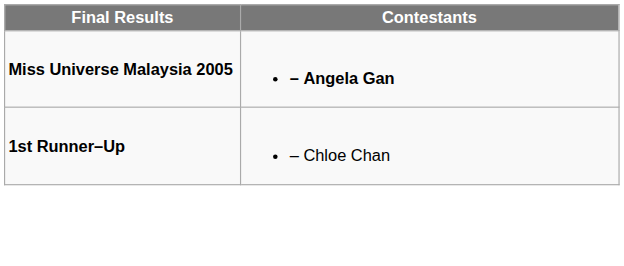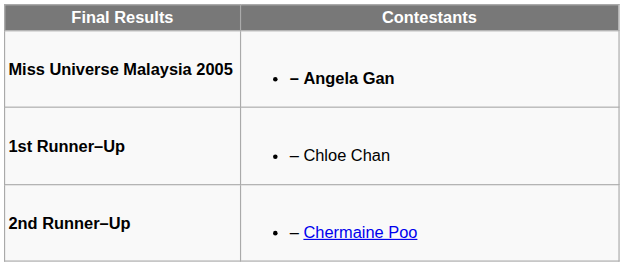+ row: (69, 223)
